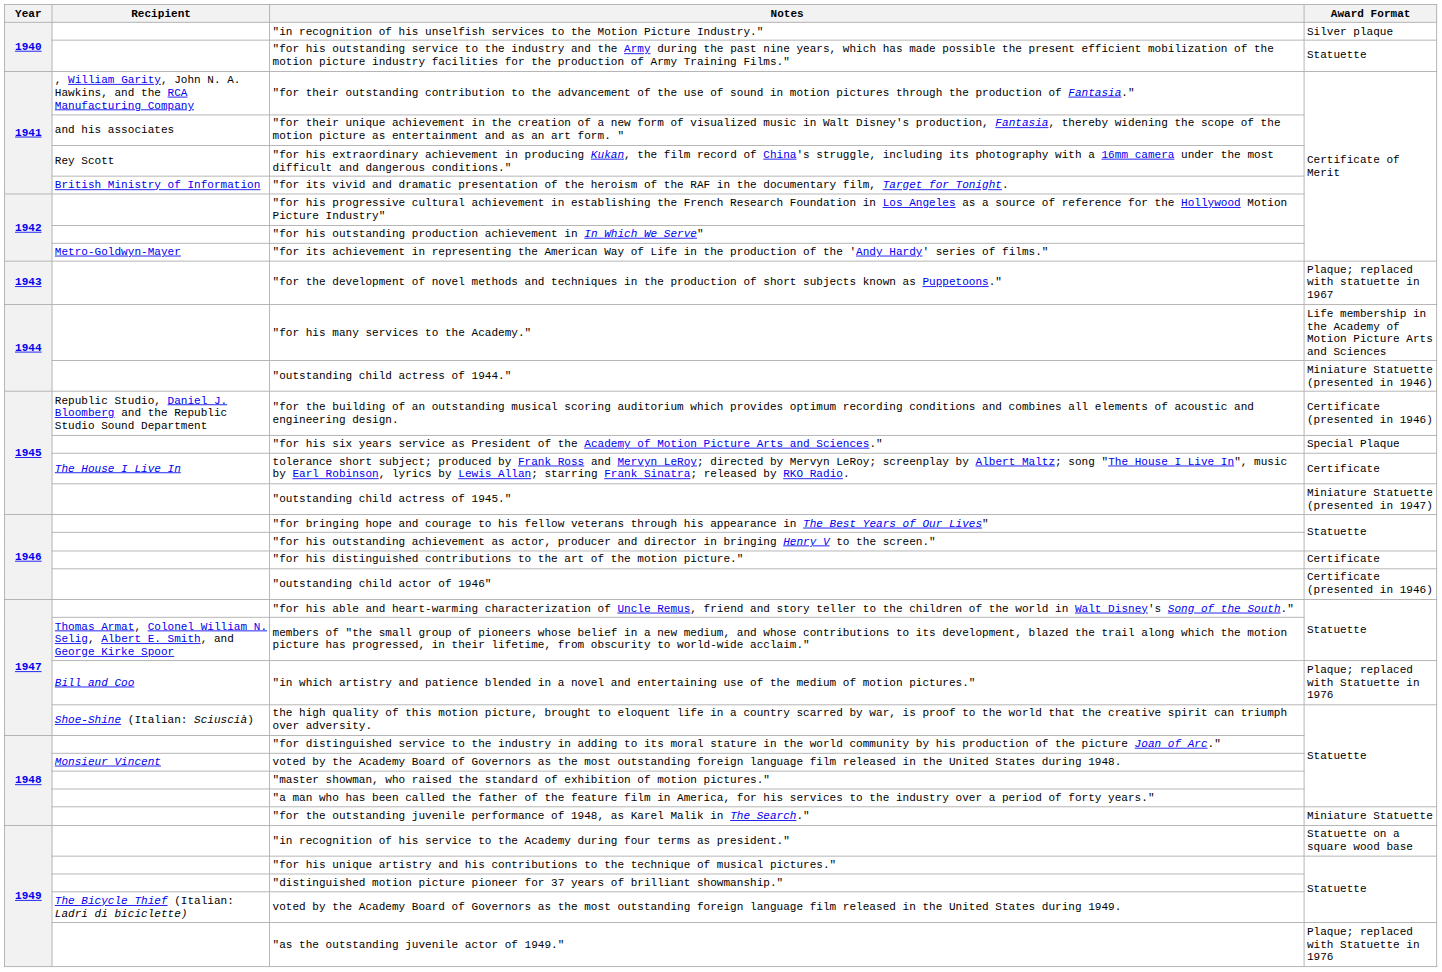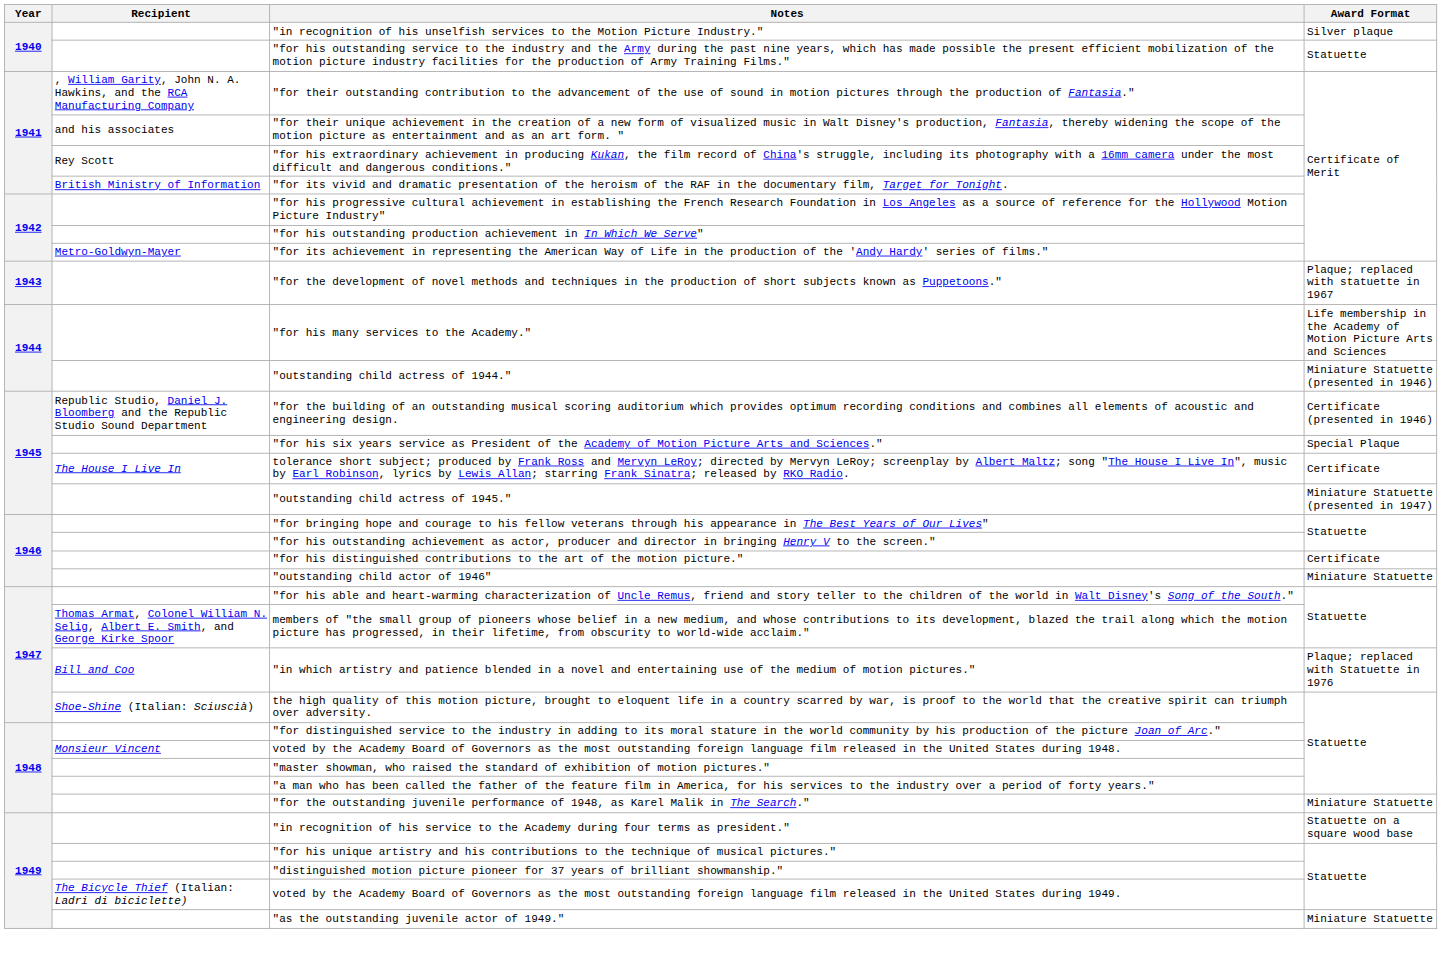(1370, 584) Certificate (presented in 1946) -> (1370, 578) Miniature Statuette
(1363, 944) Plaque; replaced with Statuette in 1976 -> (1370, 919) Miniature Statuette
